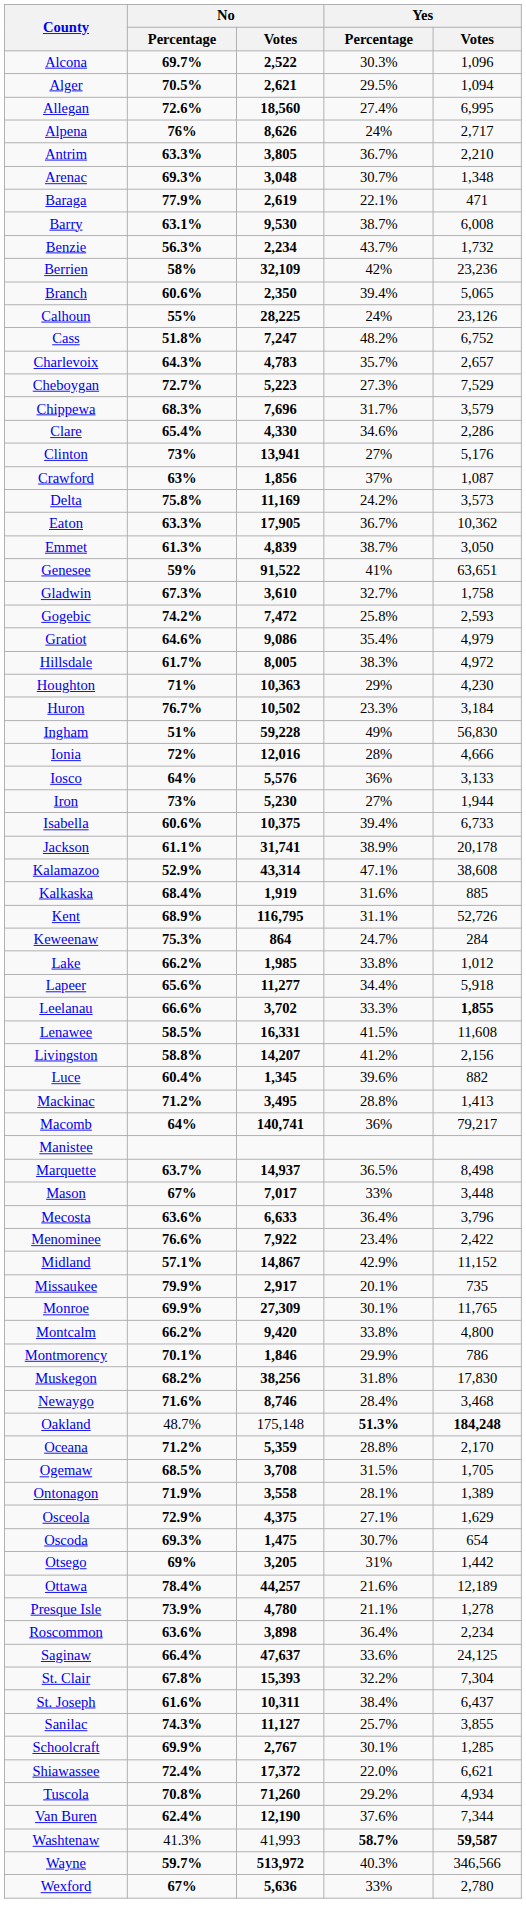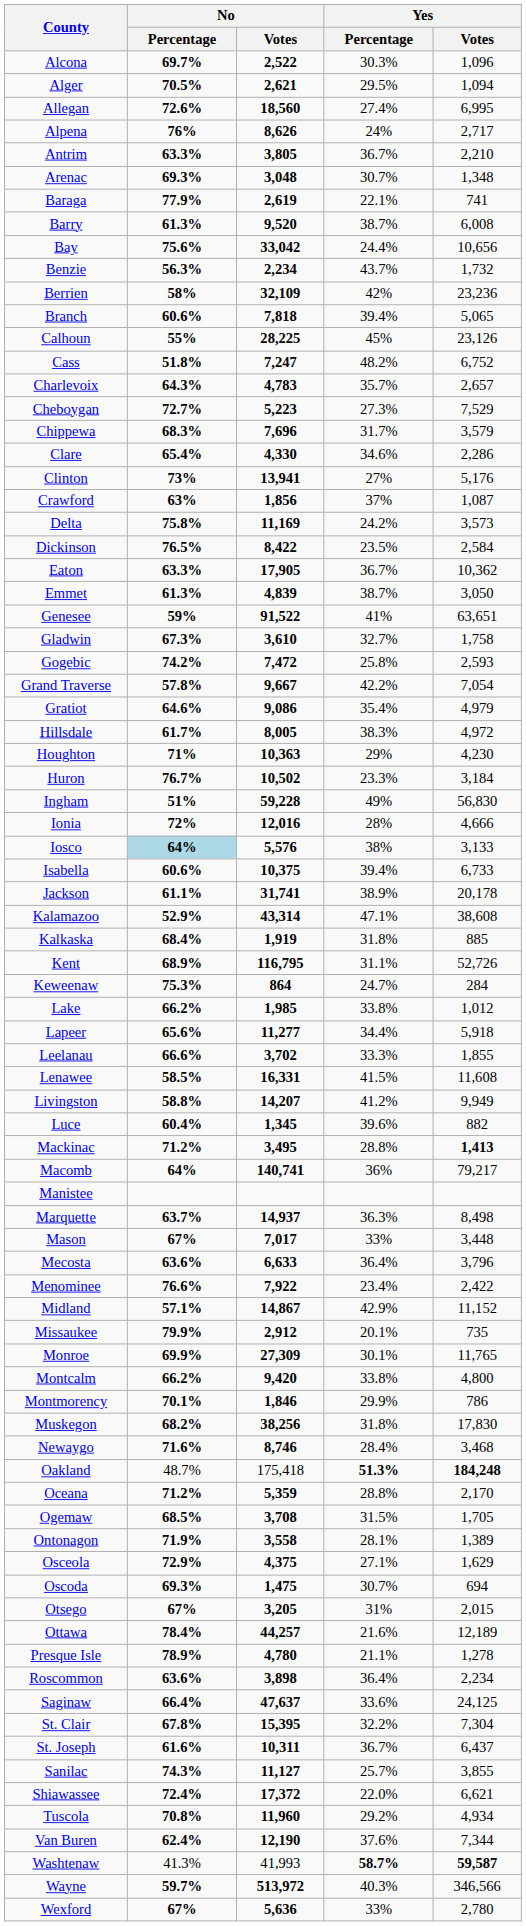(477, 200) 471 -> (477, 200) 741
(182, 223) 63.1% -> (182, 223) 61.3%
(280, 223) 9,530 -> (280, 223) 9,520
+ row: (66, 246)
(280, 293) 2,350 -> (280, 316) 7,818
(379, 316) 24% -> (379, 339) 45%
+ row: (66, 547)
+ row: (66, 685)
(182, 778) no background -> (182, 847) lightblue background
(379, 778) 36% -> (379, 847) 38%
- row: (66, 801)
(379, 893) 31.6% -> (379, 939) 31.8%
(477, 1008) bold -> (477, 1055) normal
(477, 1055) 2,156 -> (477, 1101) 9,949
(477, 1101) normal -> (477, 1147) bold
(379, 1170) 36.5% -> (379, 1216) 36.3%
(280, 1286) 2,917 -> (280, 1332) 2,912
(280, 1424) 175,148 -> (280, 1470) 175,418
(477, 1540) 654 -> (477, 1586) 694
(182, 1563) 69% -> (182, 1609) 67%
(477, 1563) 1,442 -> (477, 1609) 2,015
(182, 1609) 73.9% -> (182, 1655) 78.9%
(280, 1678) 15,393 -> (280, 1724) 15,395
(379, 1701) 38.4% -> (379, 1747) 36.7%
- row: (66, 1747)
(280, 1794) 71,260 -> (280, 1817) 11,960
